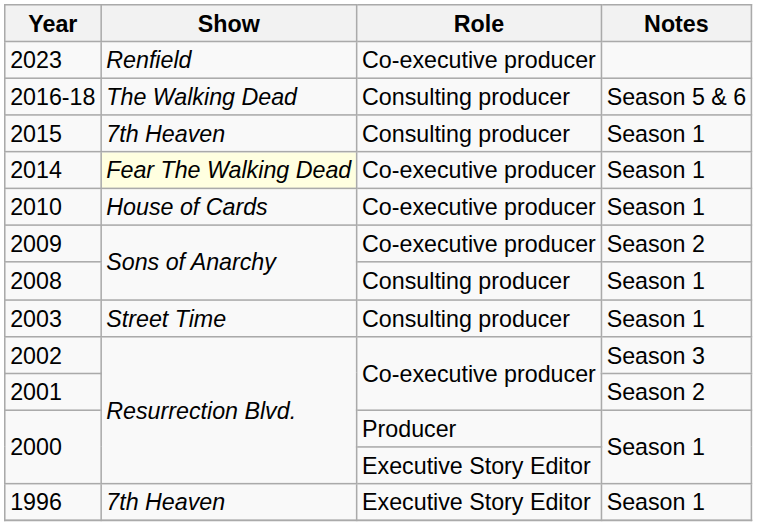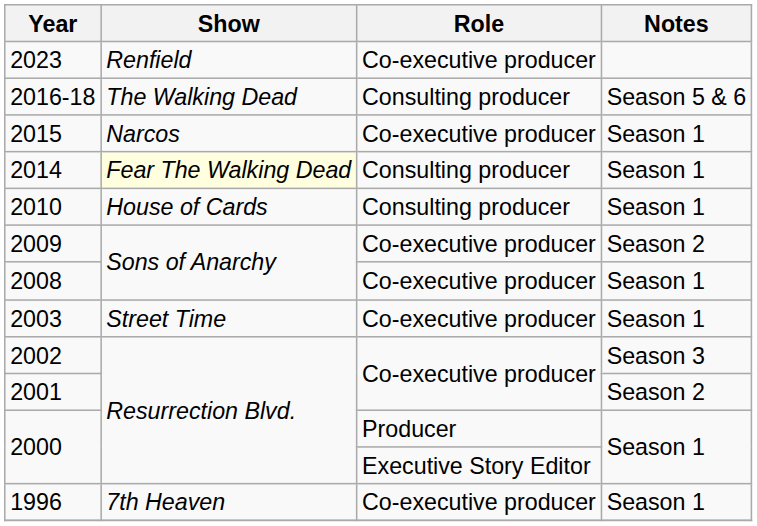(166, 134) 7th Heaven -> (143, 134) Narcos
(466, 134) Consulting producer -> (479, 134) Co-executive producer
(479, 171) Co-executive producer -> (466, 171) Consulting producer
(479, 207) Co-executive producer -> (466, 207) Consulting producer
(466, 281) Consulting producer -> (479, 281) Co-executive producer
(466, 318) Consulting producer -> (479, 318) Co-executive producer
(476, 502) Executive Story Editor -> (479, 502) Co-executive producer
